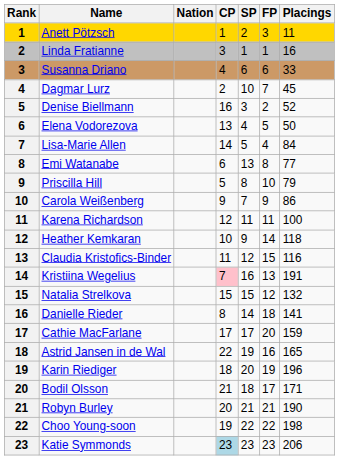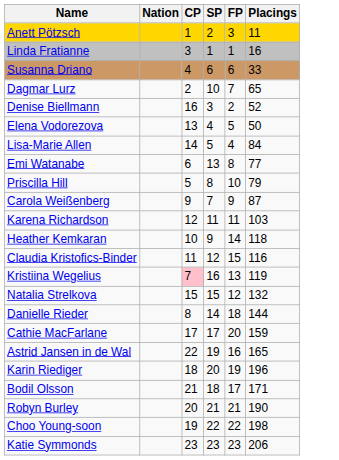- column: (22, 13)
(289, 88) 45 -> (255, 88) 65
(289, 201) 86 -> (255, 201) 87
(293, 220) 100 -> (258, 220) 103
(293, 276) 191 -> (258, 276) 119
(293, 314) 141 -> (258, 314) 144
(225, 445) lightblue background -> (191, 445) no background
